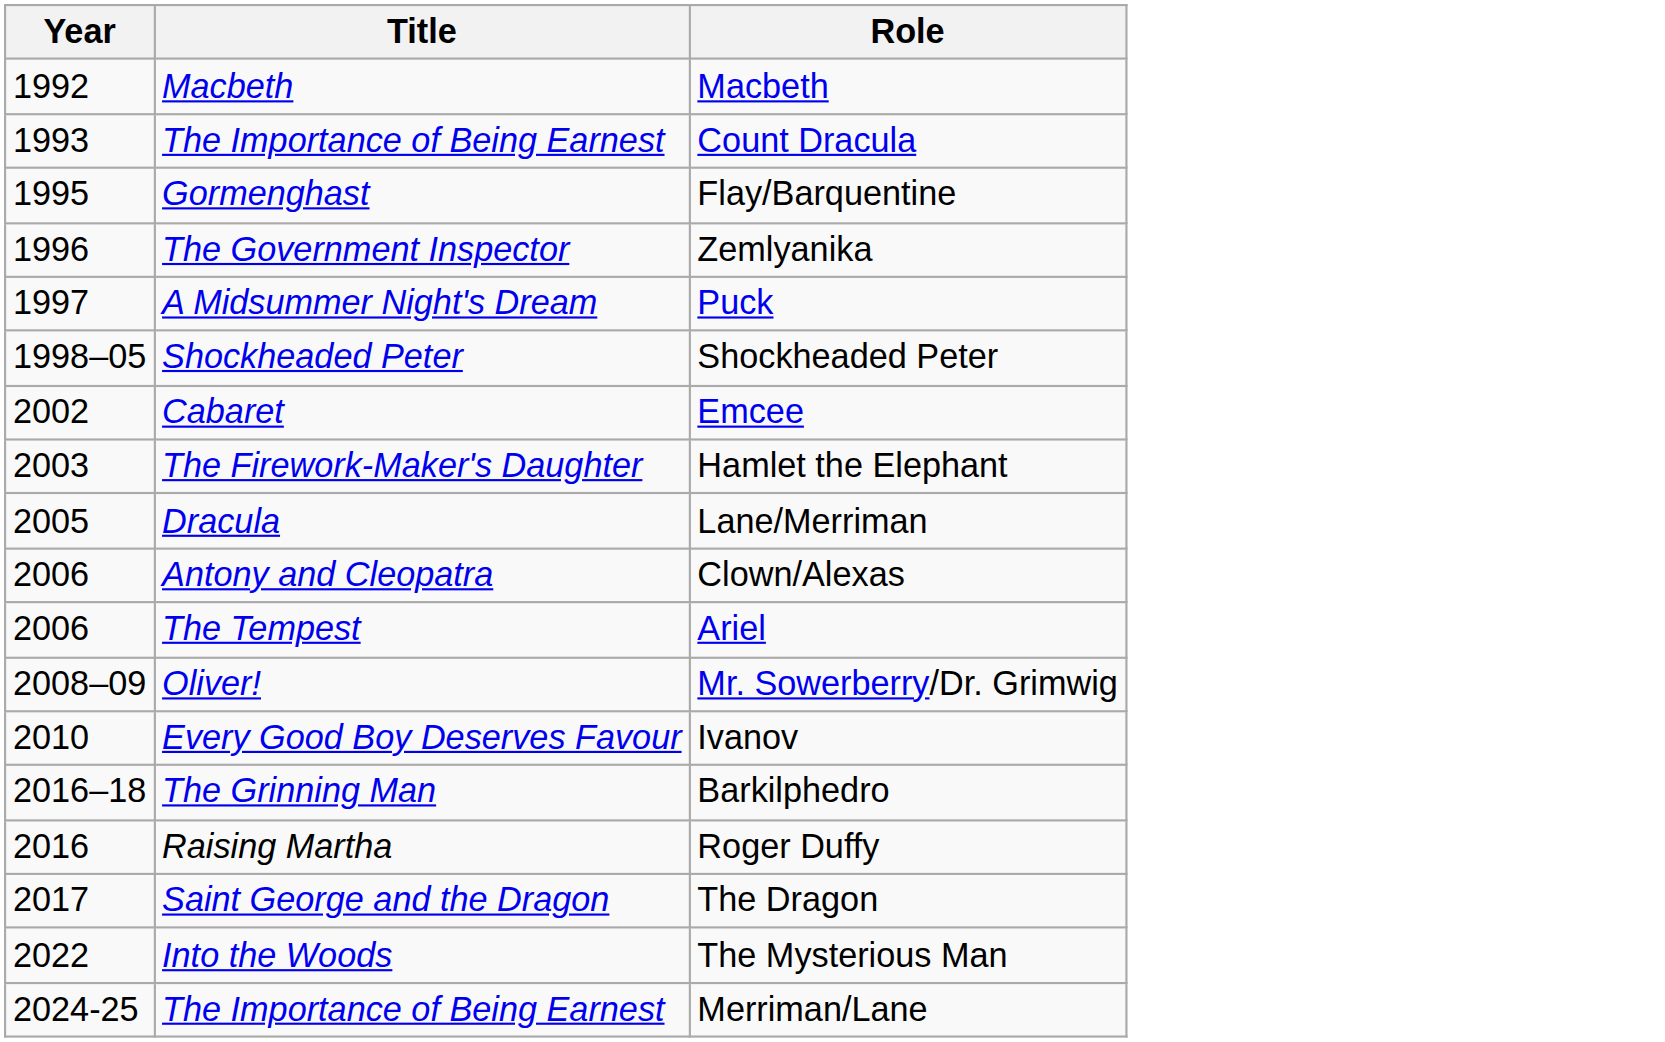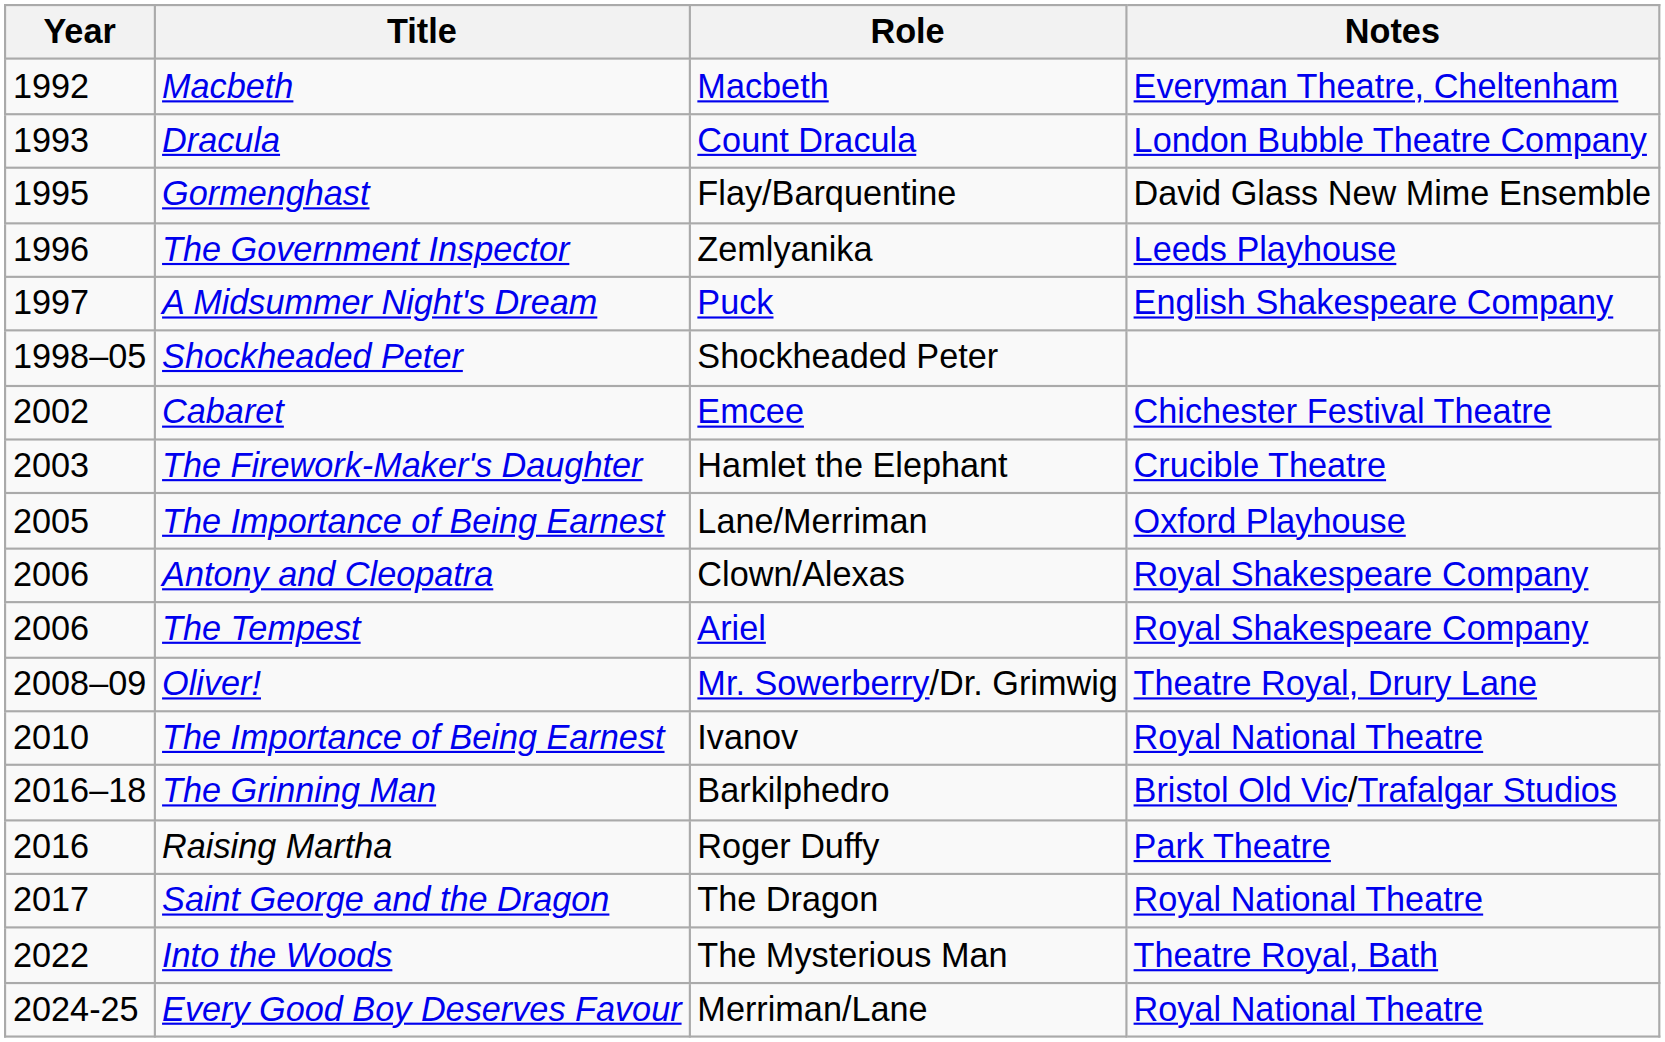+ column: (1392, 31)
(413, 140) The Importance of Being Earnest -> (221, 140) Dracula
(221, 520) Dracula -> (413, 520) The Importance of Being Earnest
(422, 737) Every Good Boy Deserves Favour -> (413, 737) The Importance of Being Earnest
(413, 1009) The Importance of Being Earnest -> (422, 1009) Every Good Boy Deserves Favour
